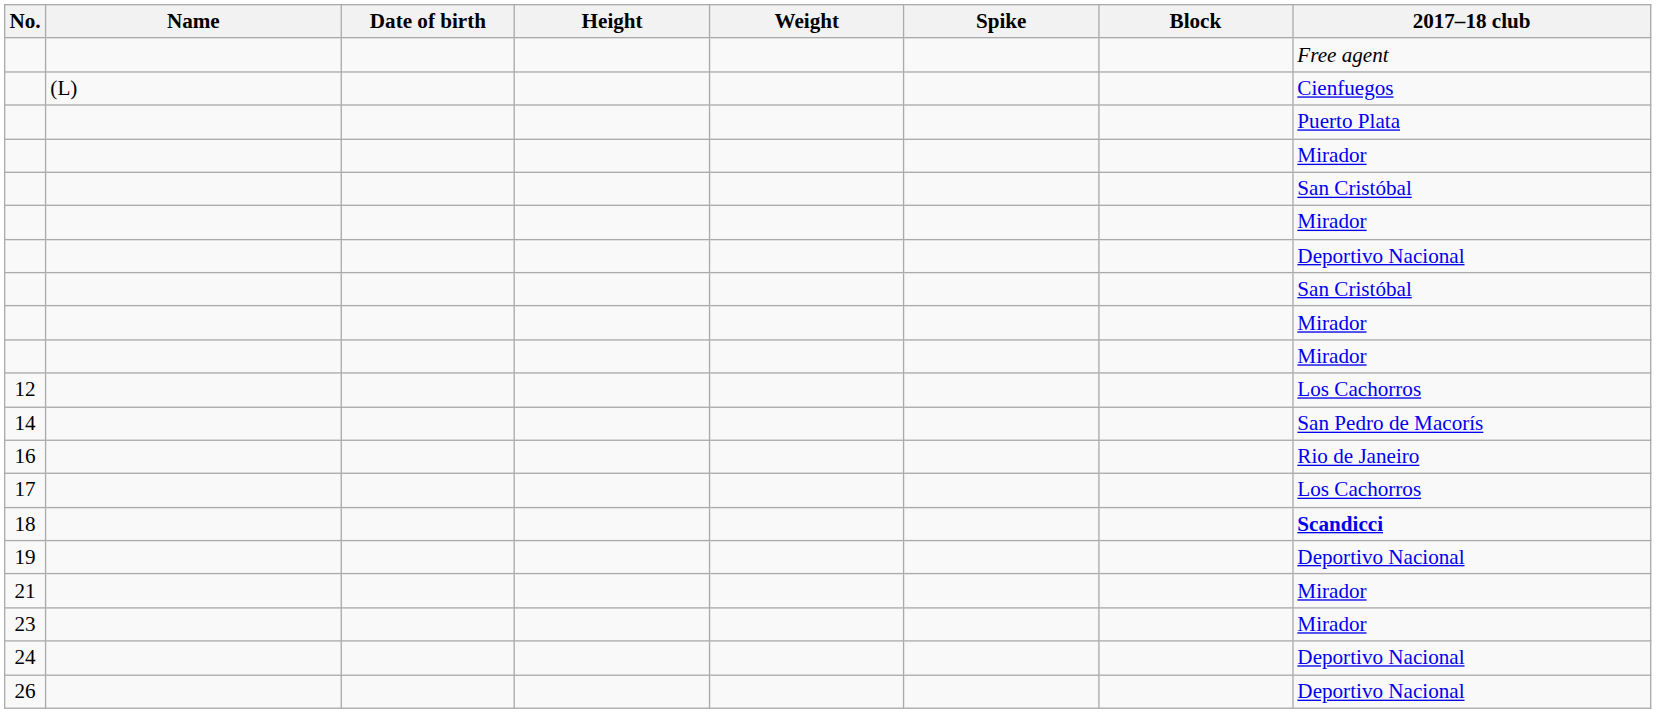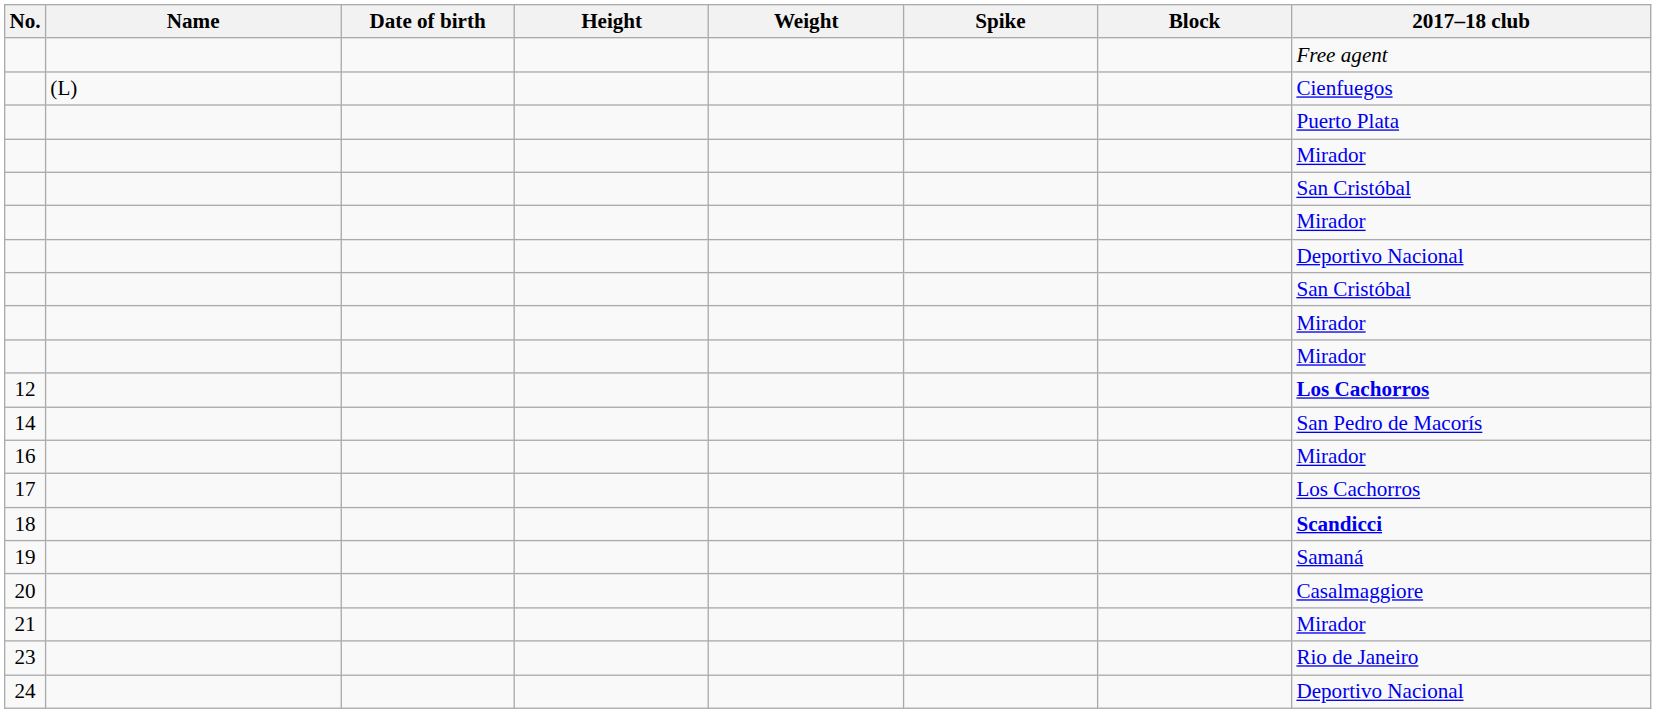(1359, 389) normal -> (1363, 389) bold
(1358, 456) Rio de Janeiro -> (1331, 456) Mirador
(1381, 557) Deportivo Nacional -> (1330, 557) Samaná
+ row: (25, 590)
(1332, 624) Mirador -> (1357, 657) Rio de Janeiro
- row: (25, 691)
